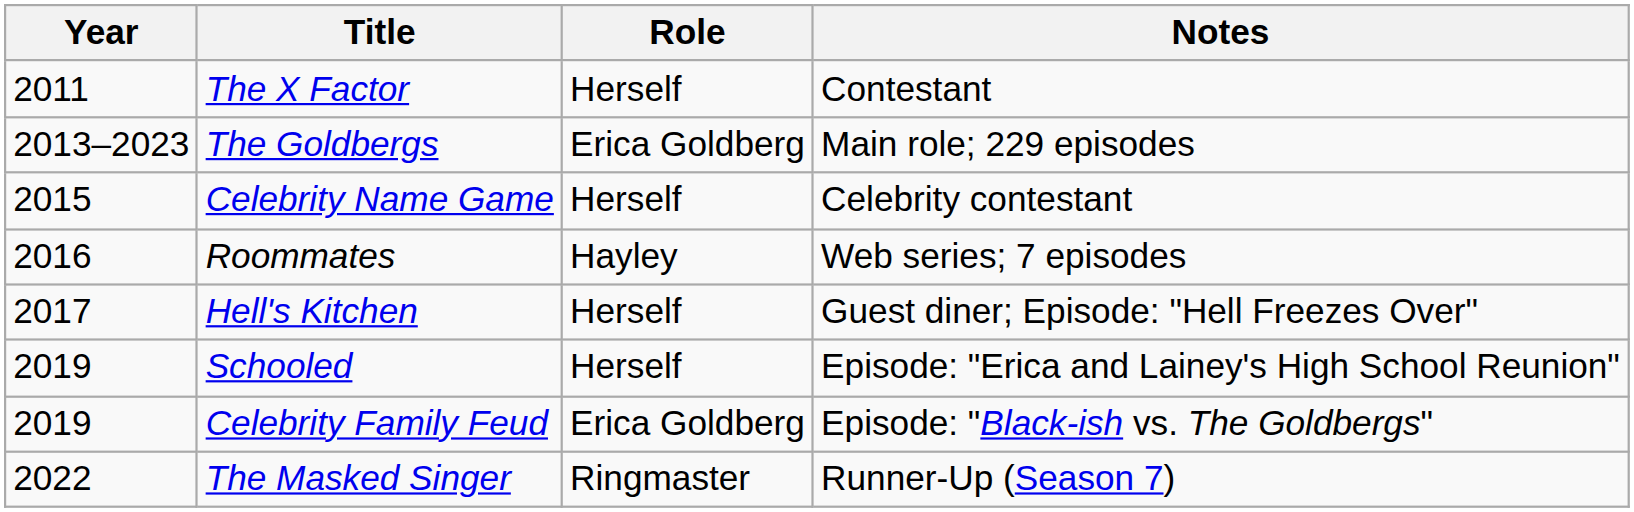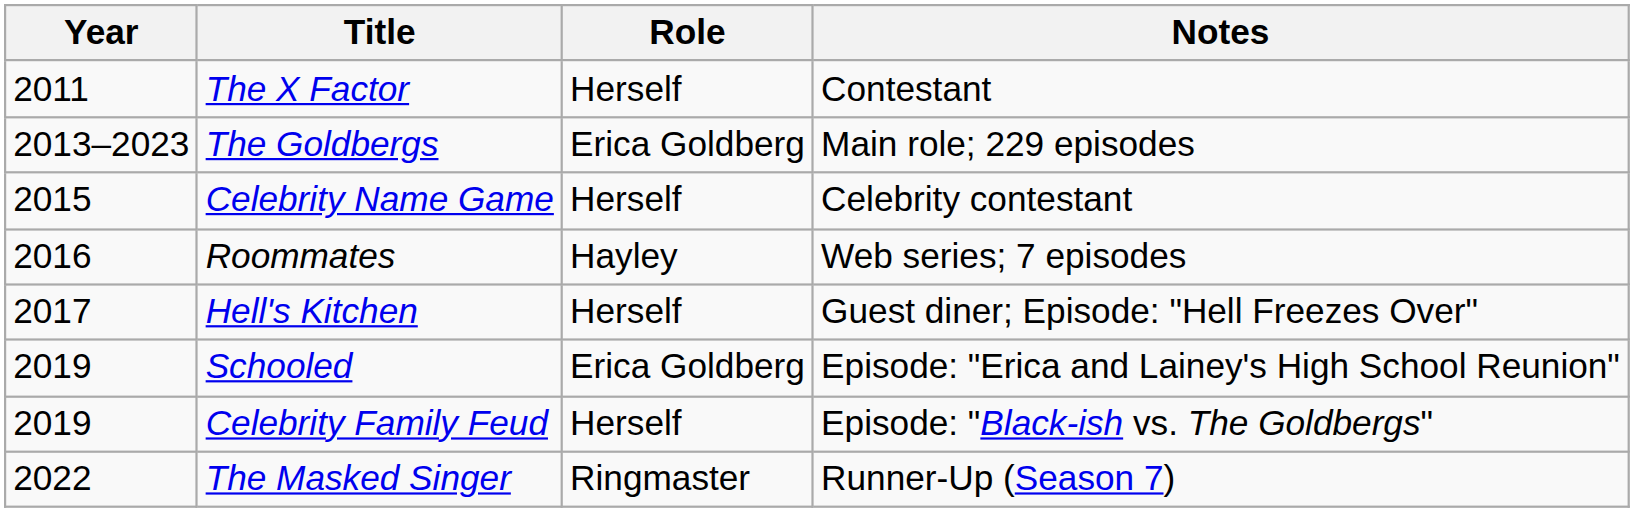(626, 367) Herself -> (687, 367) Erica Goldberg
(687, 423) Erica Goldberg -> (626, 423) Herself
